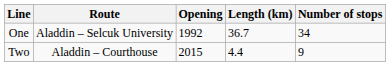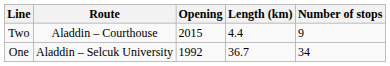rows swapped: (19, 33) <-> (19, 52)
